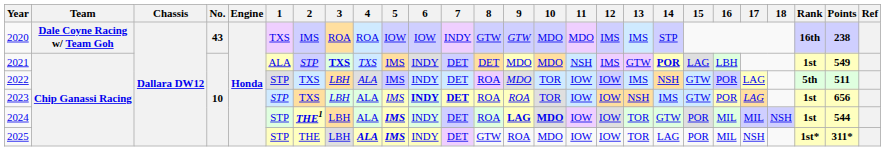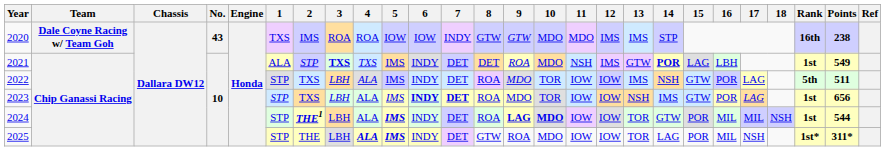(519, 61) MDO -> (519, 61) ROA
(519, 97) ROA -> (519, 97) MDO
